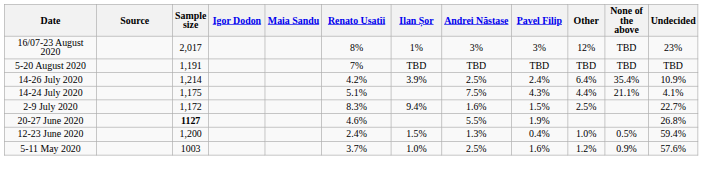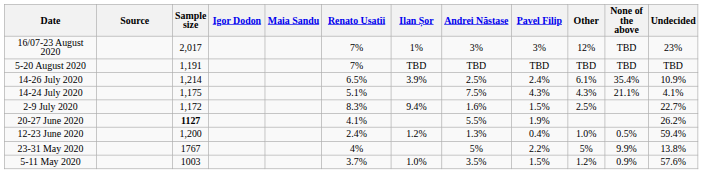(357, 47) 8% -> (357, 47) 7%
(357, 79) 4.2% -> (357, 79) 6.5%
(586, 79) 6.4% -> (586, 79) 6.1%
(586, 93) 4.4% -> (586, 93) 4.3%
(357, 120) 4.6% -> (357, 120) 4.1%
(673, 120) 26.8% -> (673, 120) 26.2%
(416, 134) 1.5% -> (416, 134) 1.2%
+ row: (50, 148)
(476, 148) 2.5% -> (476, 162) 3.5%
(539, 148) 1.6% -> (539, 162) 1.5%
